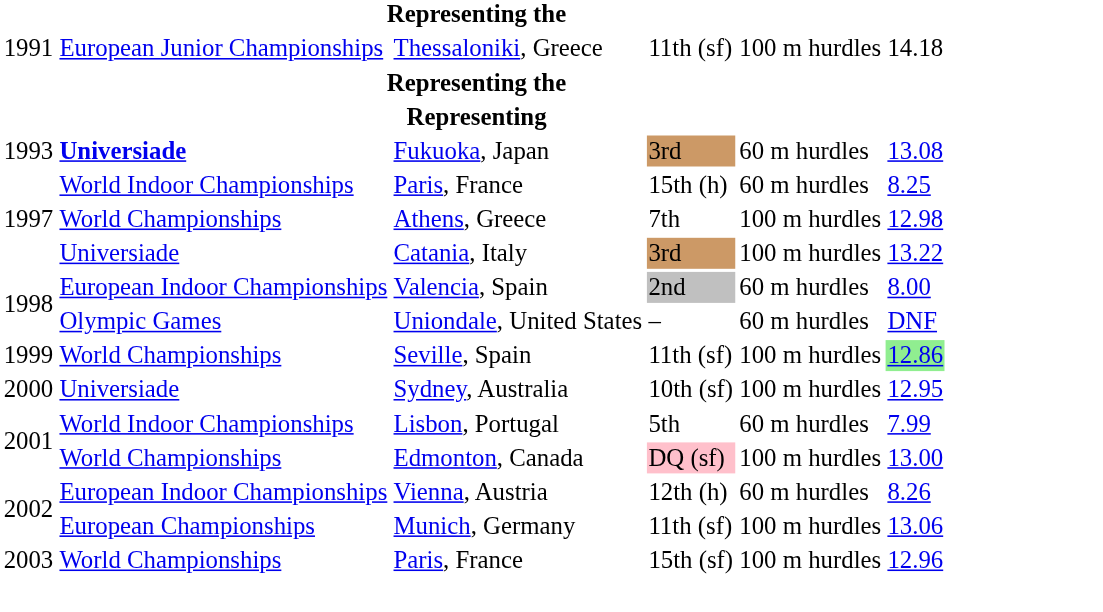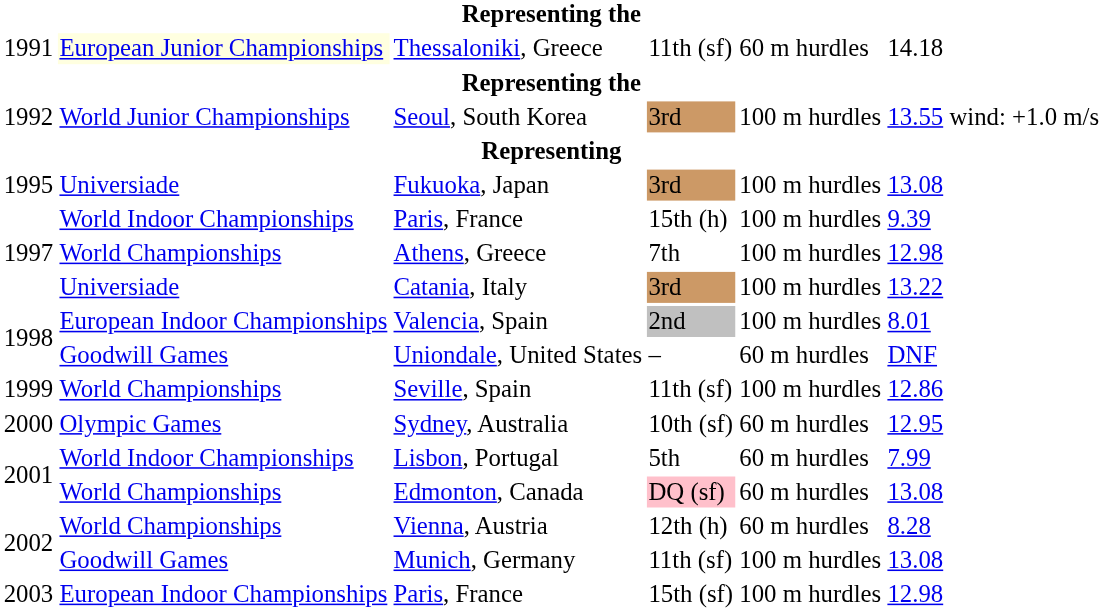(221, 48) no background -> (221, 48) lightyellow background
(810, 48) 100 m hurdles -> (804, 48) 60 m hurdles
+ row: (490, 116)
(28, 150) 1993 -> (28, 184) 1995
(123, 150) bold -> (119, 184) normal
(804, 150) 60 m hurdles -> (810, 184) 100 m hurdles
(804, 184) 60 m hurdles -> (810, 218) 100 m hurdles
(909, 184) 8.25 -> (909, 218) 9.39
(804, 287) 60 m hurdles -> (810, 321) 100 m hurdles
(909, 287) 8.00 -> (909, 321) 8.01
(140, 321) Olympic Games -> (144, 355) Goodwill Games
(915, 355) lightgreen background -> (915, 389) no background
(119, 389) Universiade -> (140, 423) Olympic Games
(810, 389) 100 m hurdles -> (804, 423) 60 m hurdles
(810, 457) 100 m hurdles -> (804, 491) 60 m hurdles
(915, 457) 13.00 -> (915, 491) 13.08
(223, 491) European Indoor Championships -> (170, 525) World Championships
(909, 491) 8.26 -> (909, 525) 8.28
(187, 525) European Championships -> (144, 559) Goodwill Games
(915, 525) 13.06 -> (915, 559) 13.08
(170, 559) World Championships -> (223, 594) European Indoor Championships
(915, 559) 12.96 -> (915, 594) 12.98
